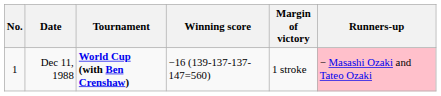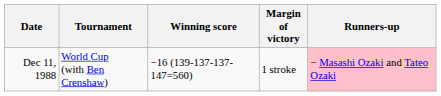- column: (15, 26)
(105, 69) bold -> (85, 69) normal
